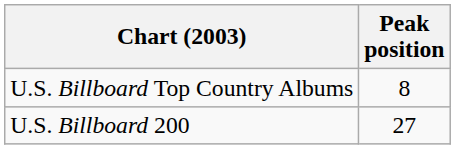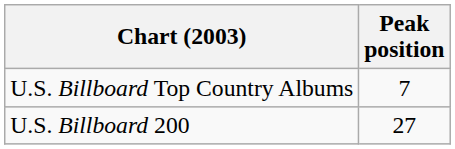(404, 87) 8 -> (404, 87) 7
